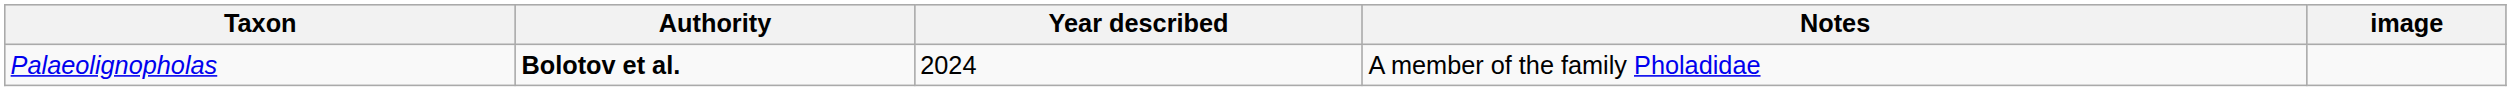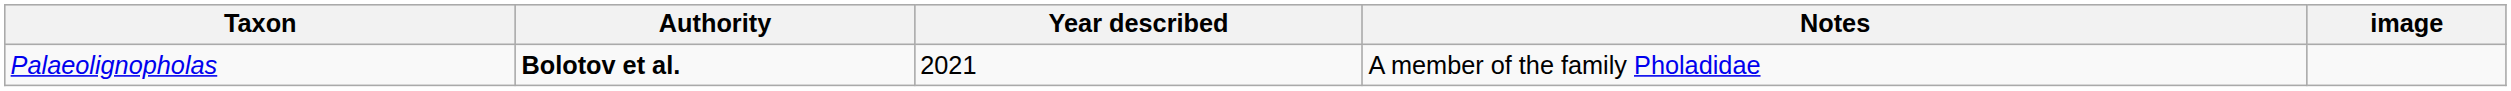(948, 64) 2024 -> (948, 64) 2021
